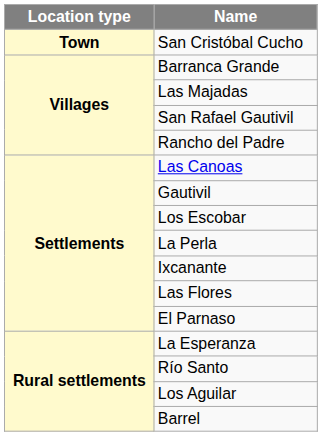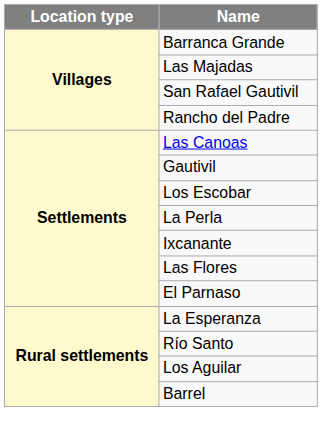- row: (230, 42)
